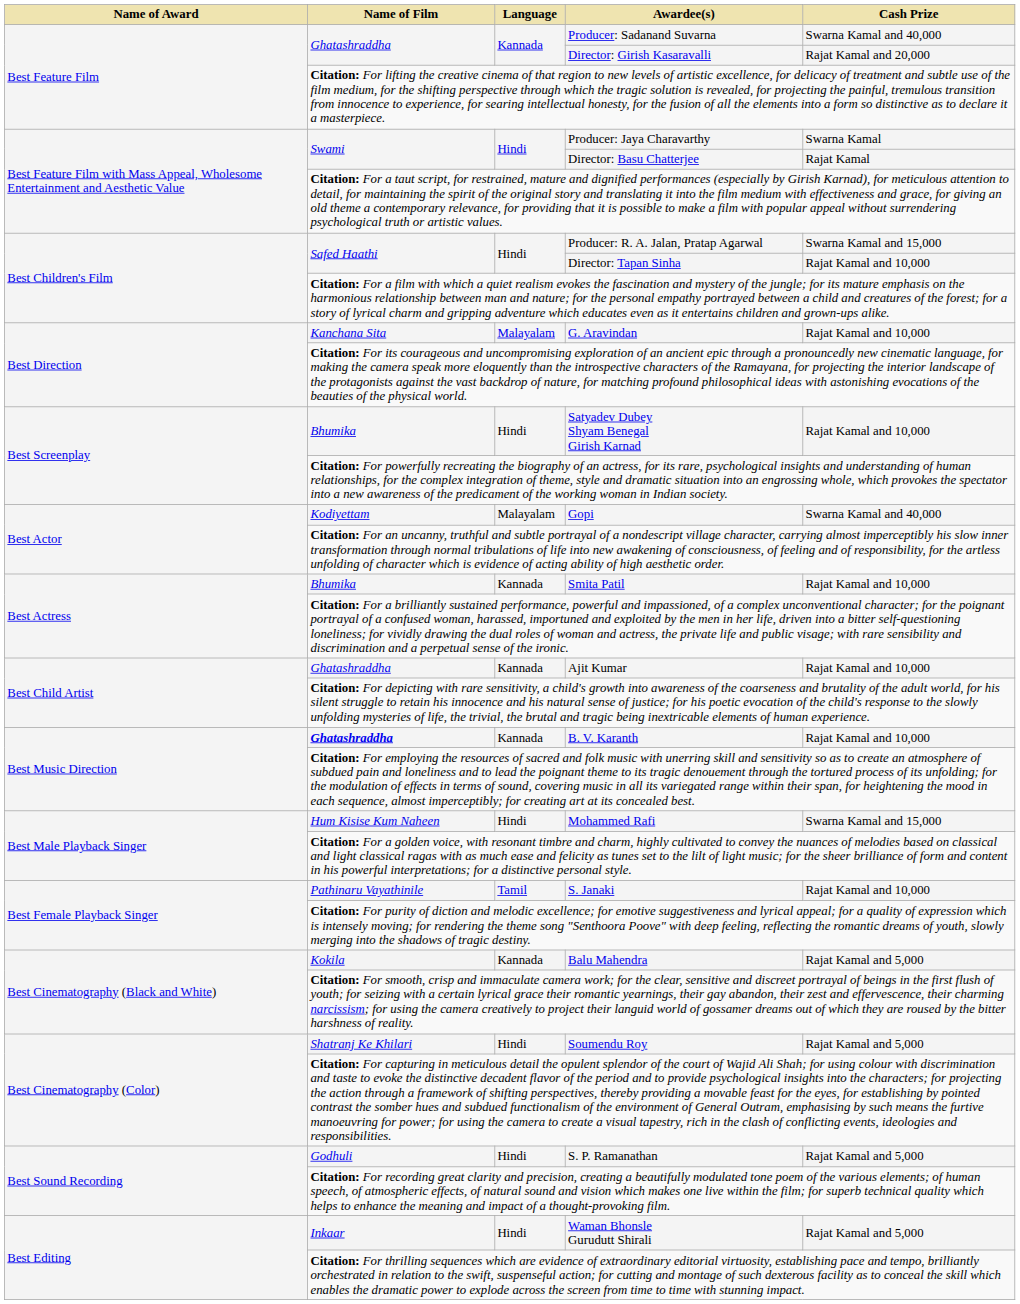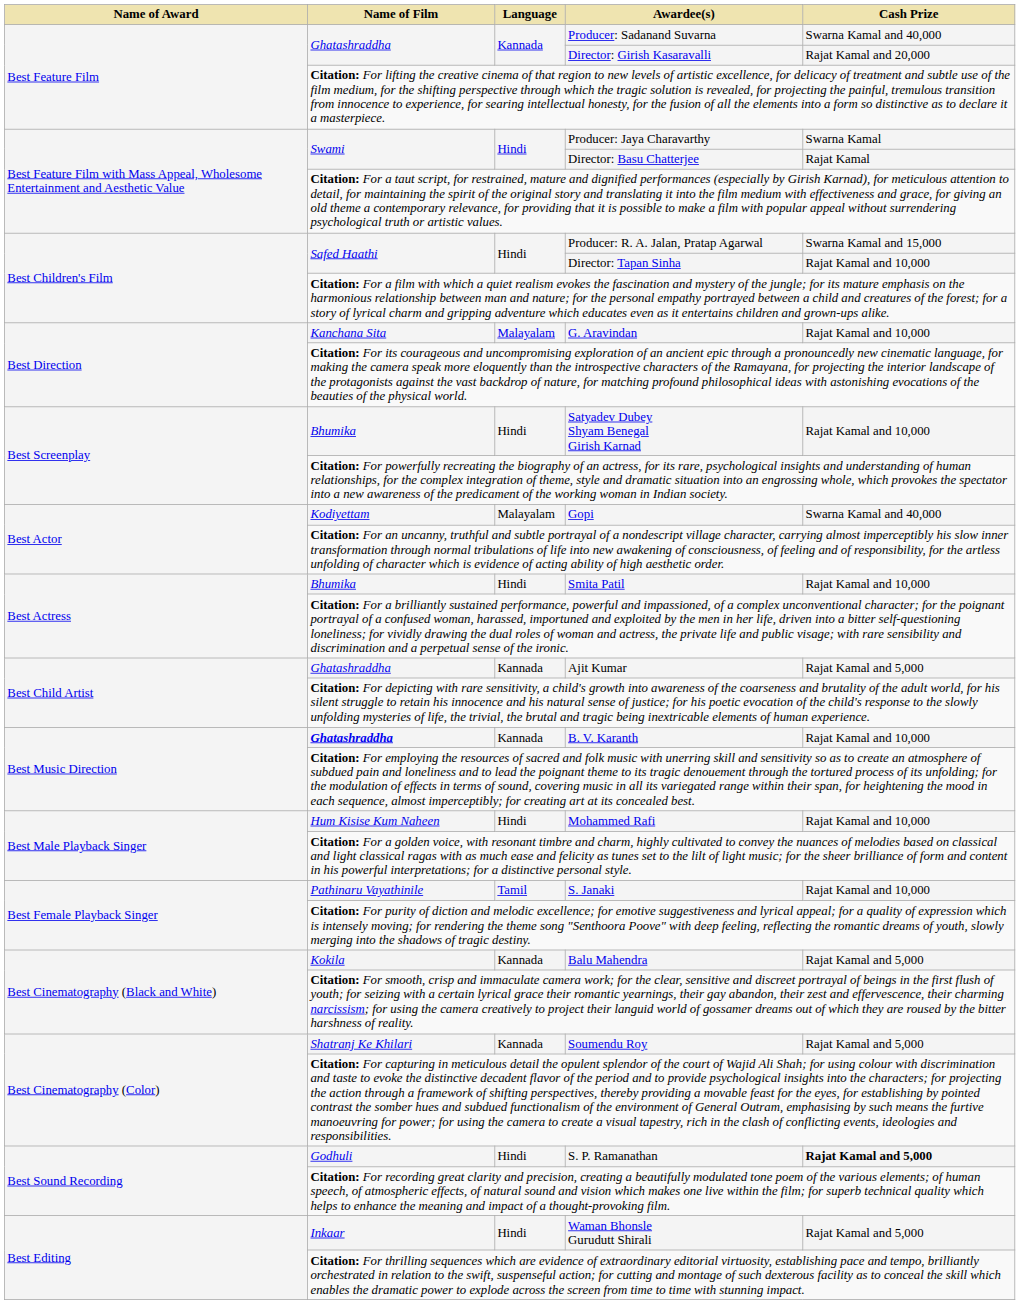(520, 584) Kannada -> (512, 584) Hindi
(868, 668) Rajat Kamal and 10,000 -> (865, 668) Rajat Kamal and 5,000
(873, 821) Swarna Kamal and 15,000 -> (868, 821) Rajat Kamal and 10,000
(512, 1043) Hindi -> (520, 1043) Kannada
(865, 1156) normal -> (869, 1156) bold
